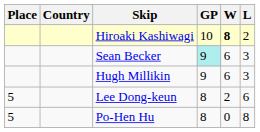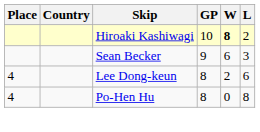(203, 55) paleturquoise background -> (203, 55) no background
- row: (133, 76)
(11, 96) 5 -> (11, 76) 4
(11, 117) 5 -> (11, 96) 4
